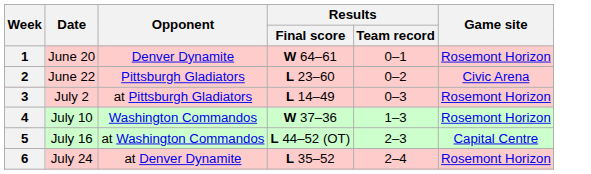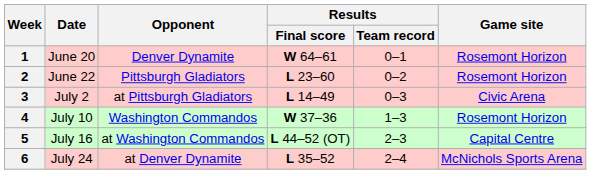(496, 76) Civic Arena -> (512, 76) Rosemont Horizon
(496, 97) Rosemont Horizon -> (512, 97) Civic Arena
(496, 159) Rosemont Horizon -> (512, 159) McNichols Sports Arena
